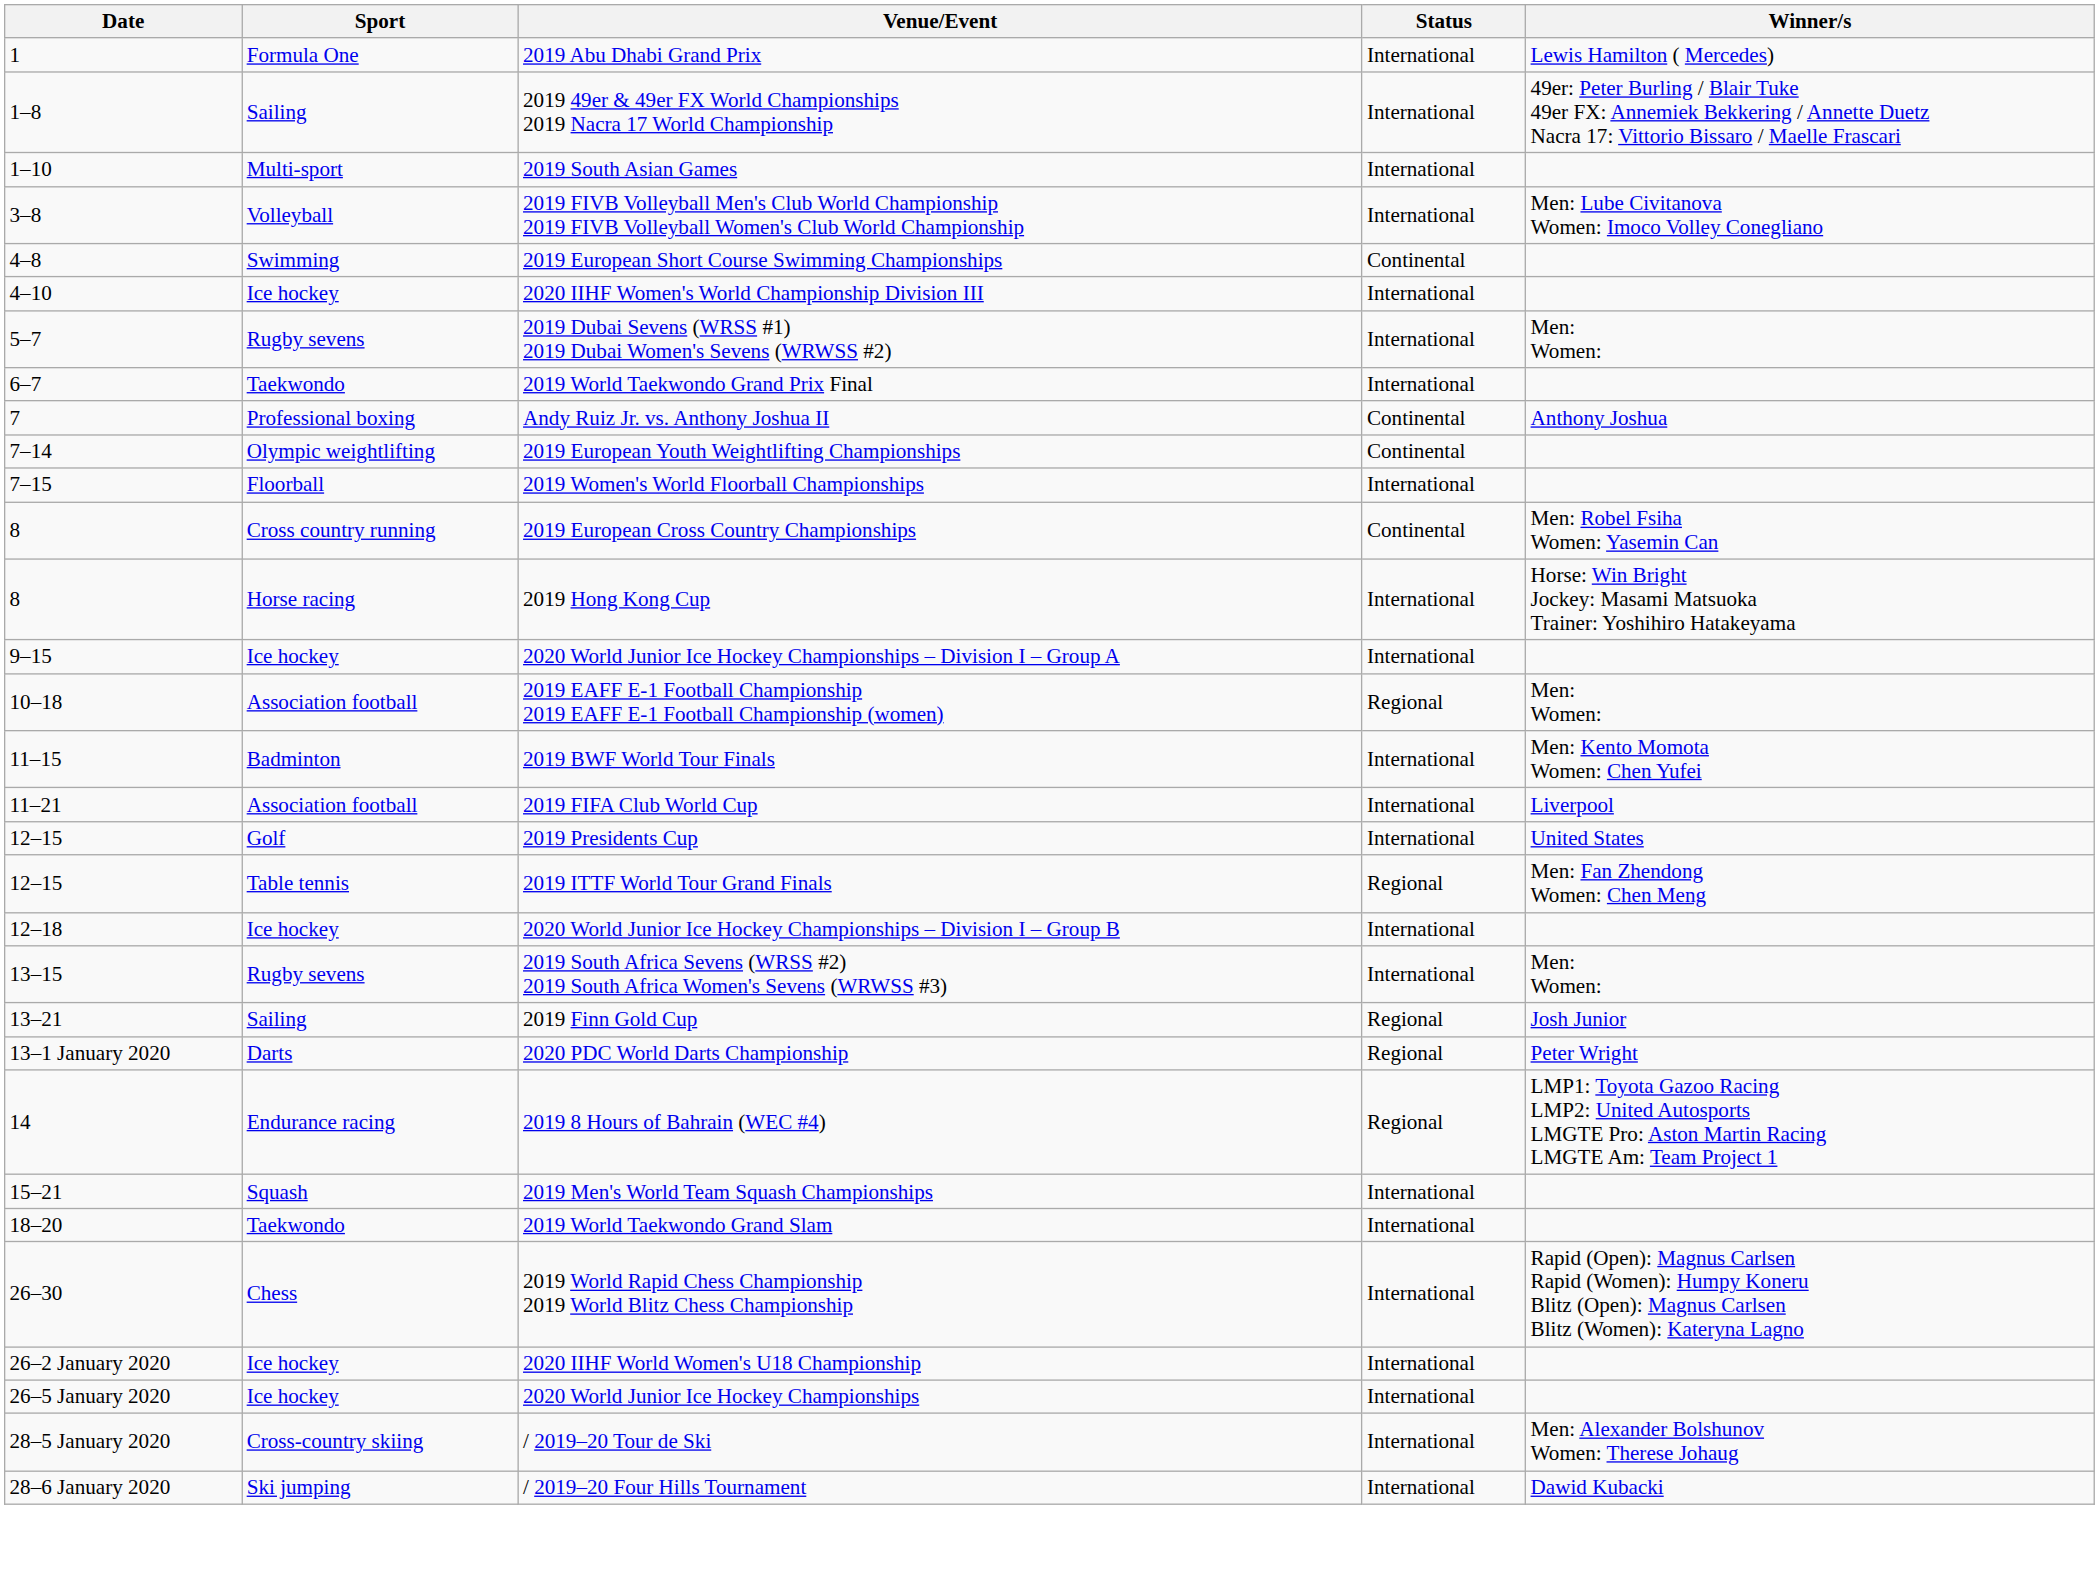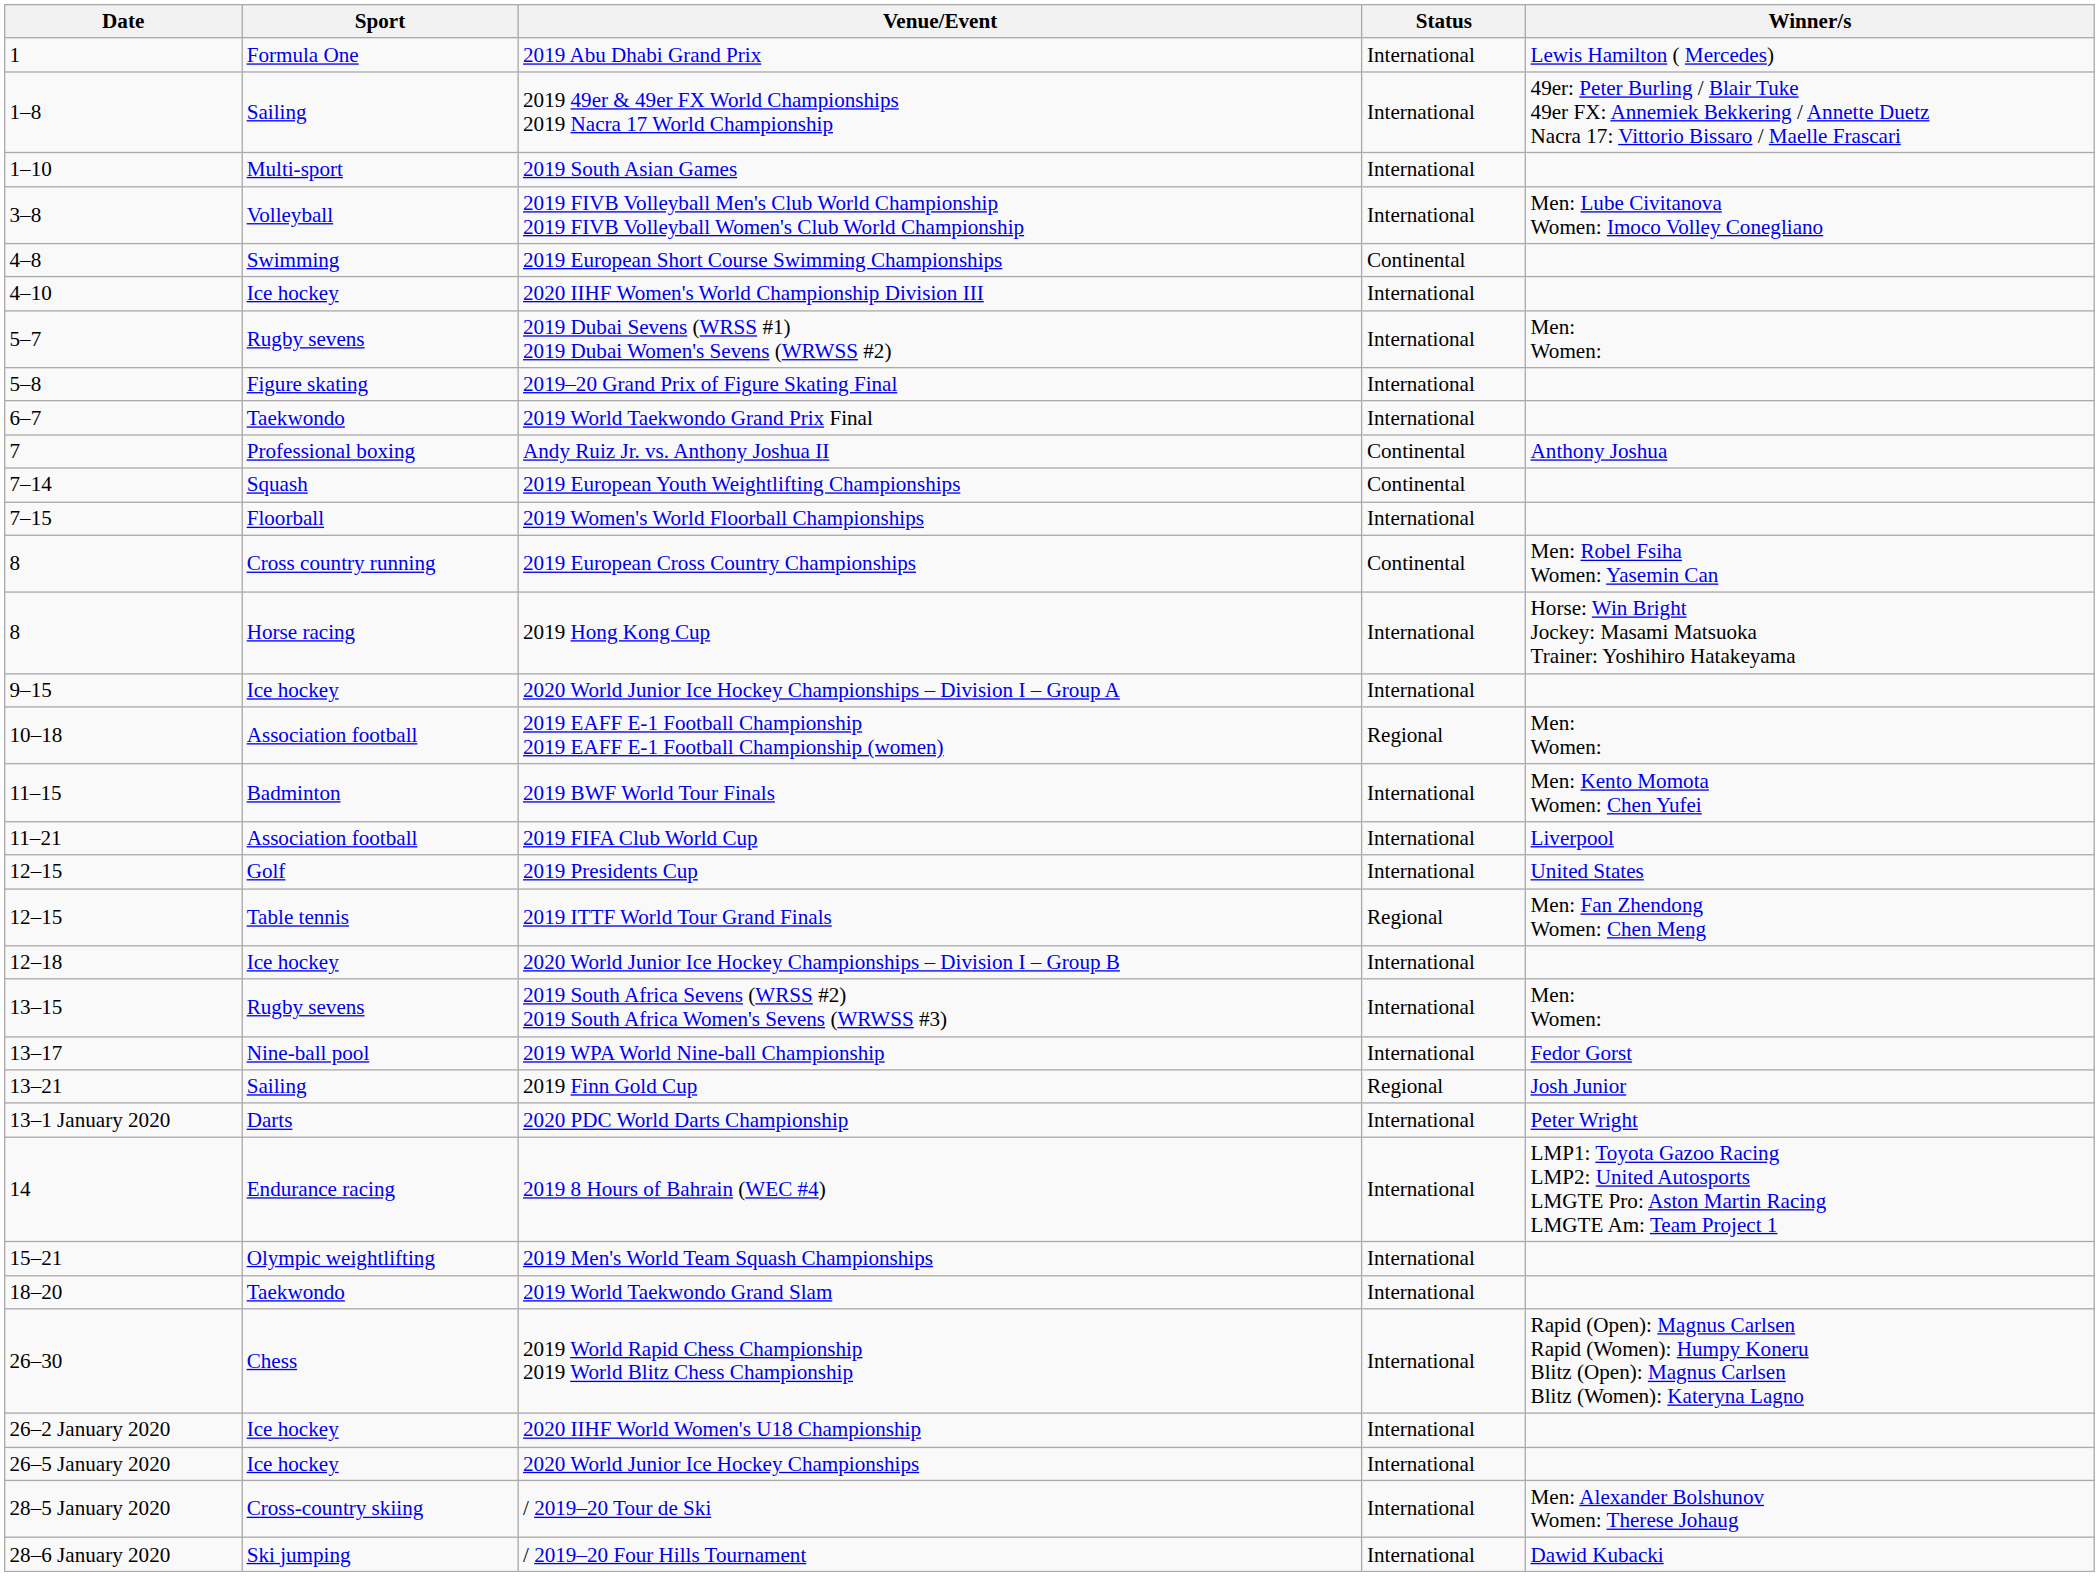+ row: (710, 384)
(341, 451) Olympic weightlifting -> (277, 484) Squash
+ row: (704, 1052)
(1405, 1052) Regional -> (1421, 1119) International
(1405, 1122) Regional -> (1421, 1189) International
(277, 1191) Squash -> (341, 1258) Olympic weightlifting
